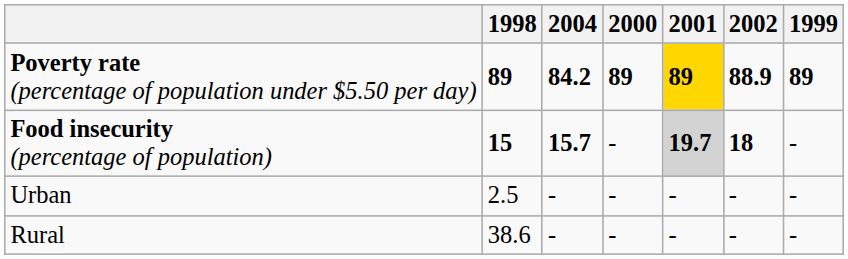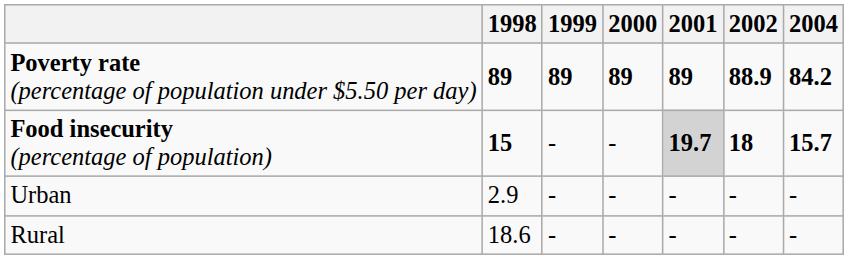columns swapped: (814, 23) <-> (573, 23)
(681, 76) gold background -> (681, 76) no background
(503, 195) 2.5 -> (503, 195) 2.9
(509, 234) 38.6 -> (509, 234) 18.6
